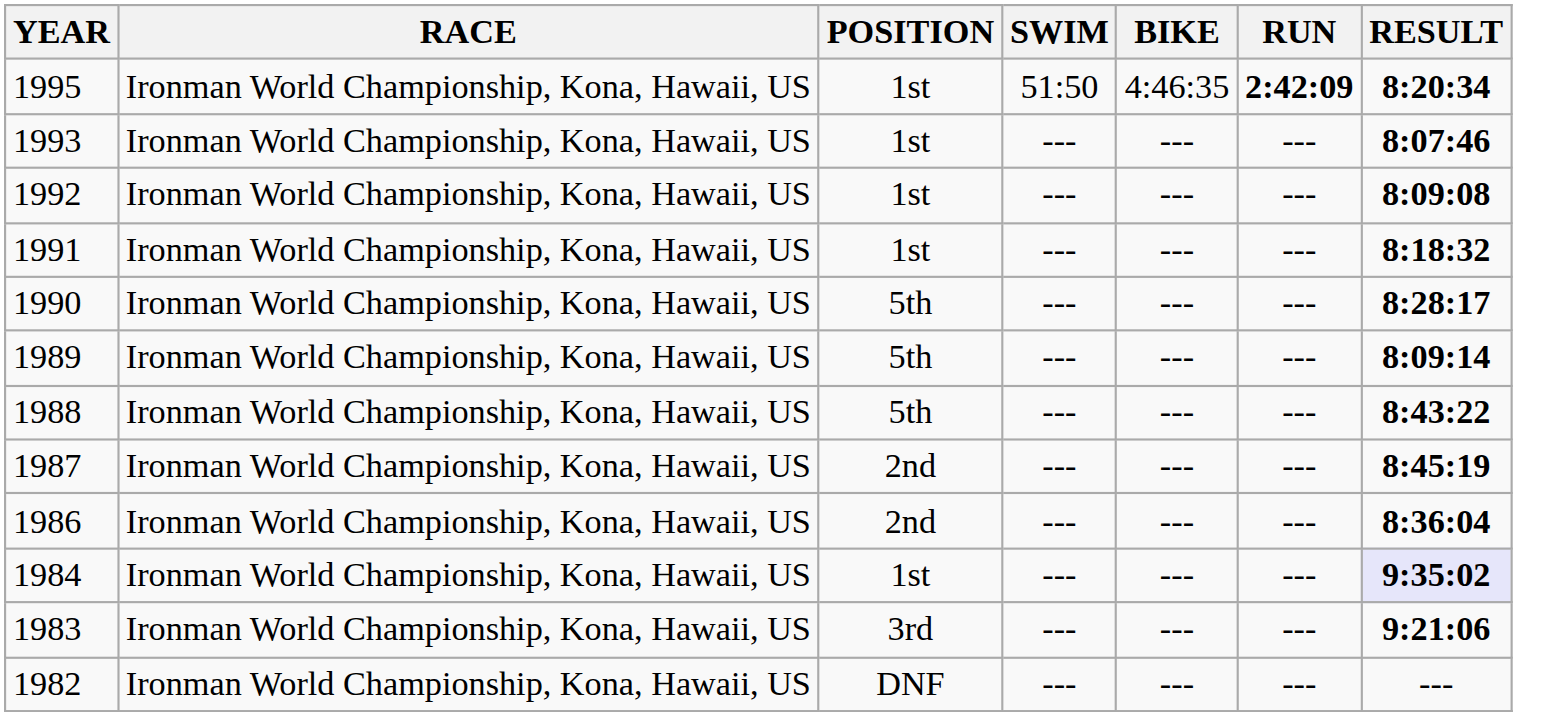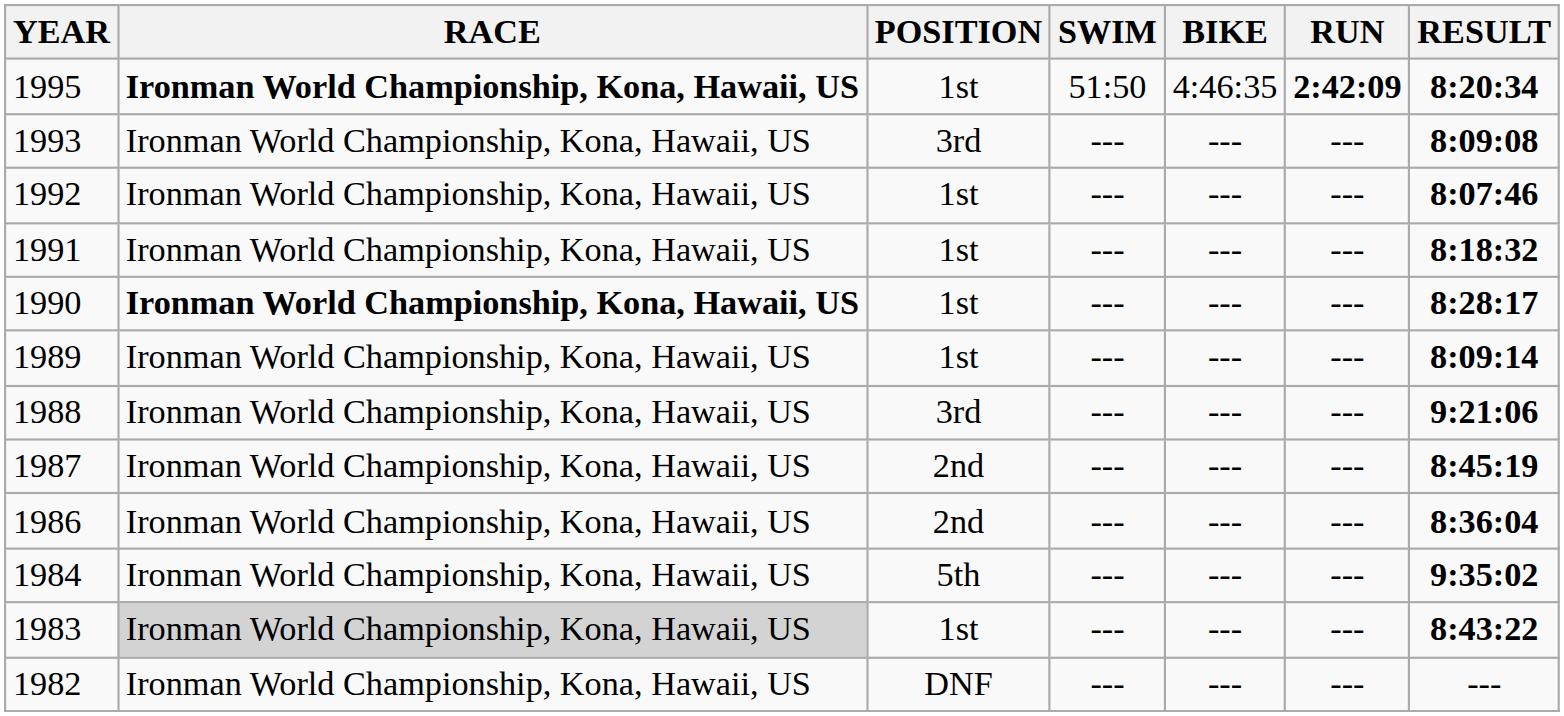(468, 85) normal -> (492, 85) bold
(910, 140) 1st -> (958, 140) 3rd
(1436, 140) 8:07:46 -> (1484, 140) 8:09:08
(1436, 194) 8:09:08 -> (1484, 194) 8:07:46
(468, 303) normal -> (492, 303) bold
(910, 303) 5th -> (958, 303) 1st
(910, 357) 5th -> (958, 357) 1st
(910, 411) 5th -> (958, 411) 3rd
(1436, 411) 8:43:22 -> (1484, 411) 9:21:06
(910, 574) 1st -> (958, 574) 5th
(1436, 574) lavender background -> (1484, 574) no background
(468, 628) no background -> (468, 628) lightgrey background
(910, 628) 3rd -> (958, 628) 1st
(1436, 628) 9:21:06 -> (1484, 628) 8:43:22
